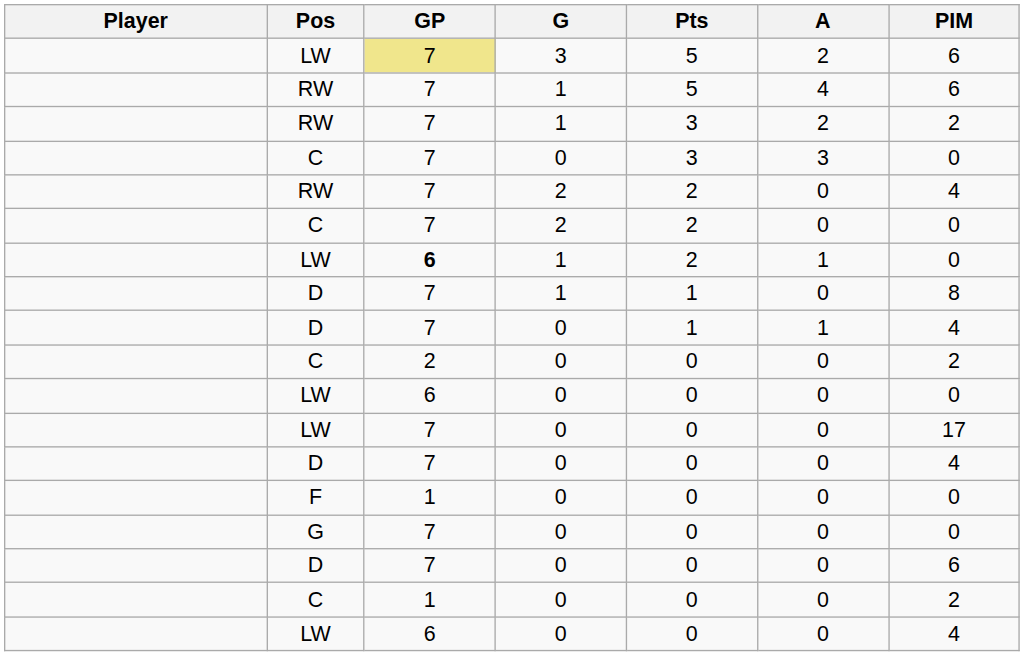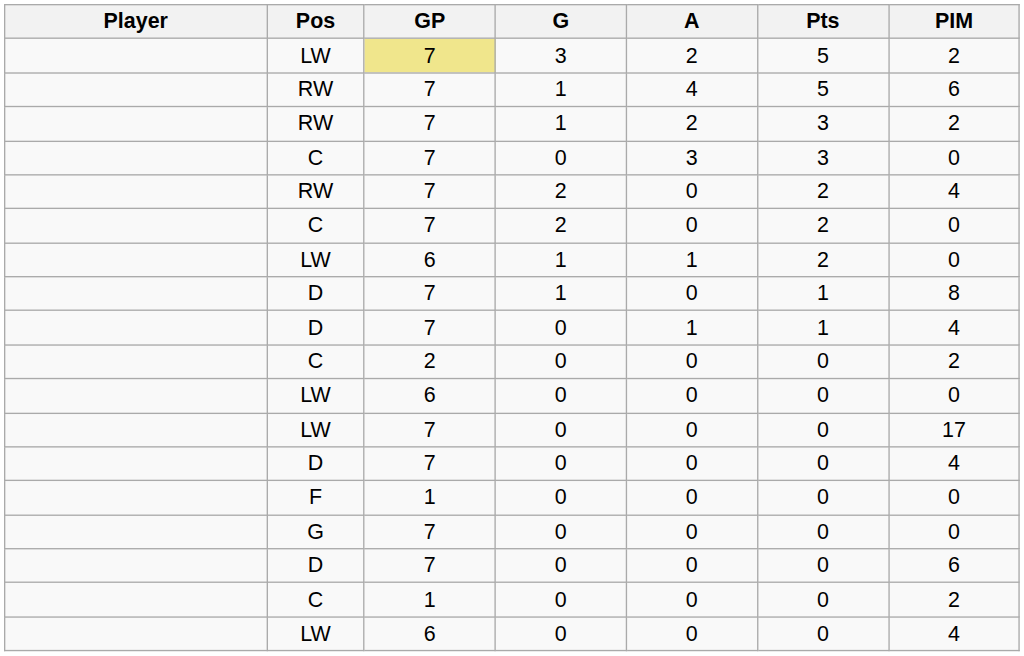columns swapped: (823, 21) <-> (692, 21)
(954, 55) 6 -> (954, 55) 2
(430, 259) bold -> (430, 259) normal
